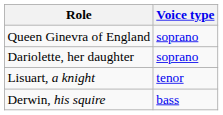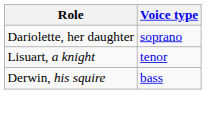- row: (79, 36)
